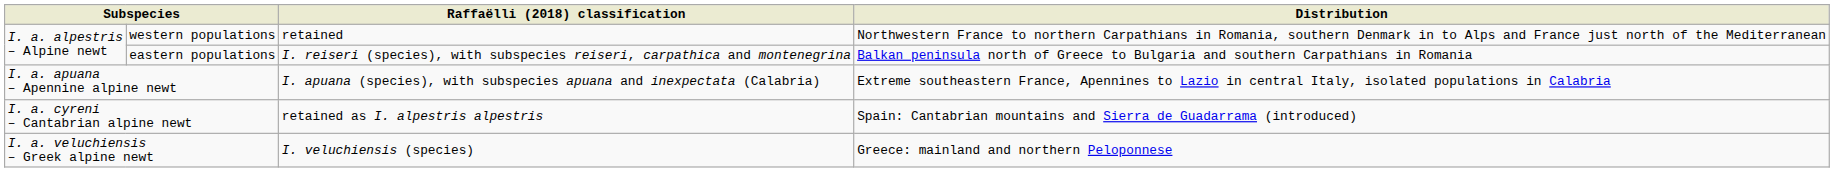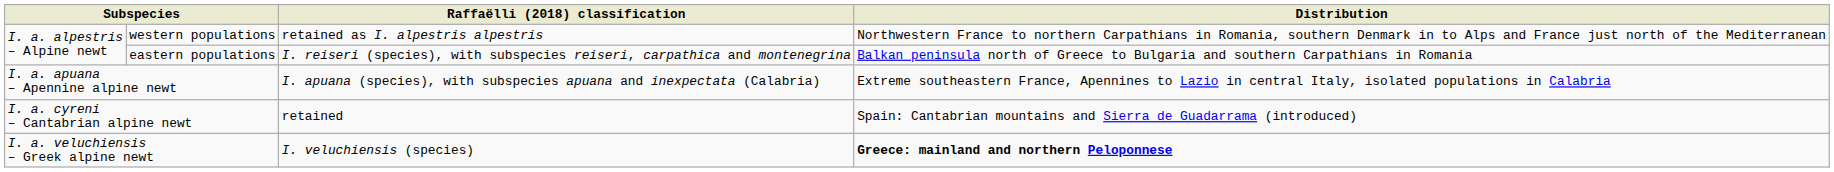(313, 35) retained -> (412, 35) retained as I. alpestris alpestris
(412, 116) retained as I. alpestris alpestris -> (313, 116) retained
(1015, 150) normal -> (1015, 150) bold
